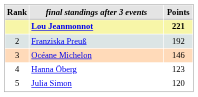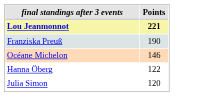- column: (17, 12)
(178, 41) 192 -> (154, 41) 190
(178, 69) 123 -> (154, 69) 122
